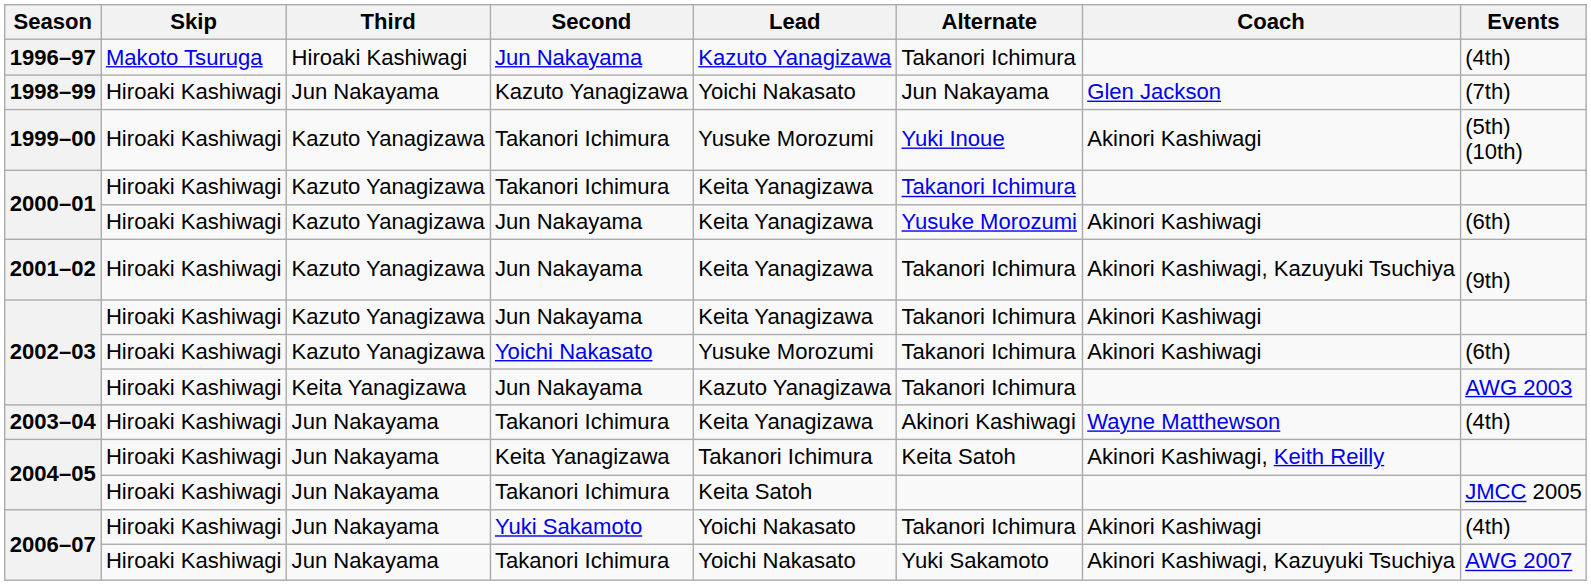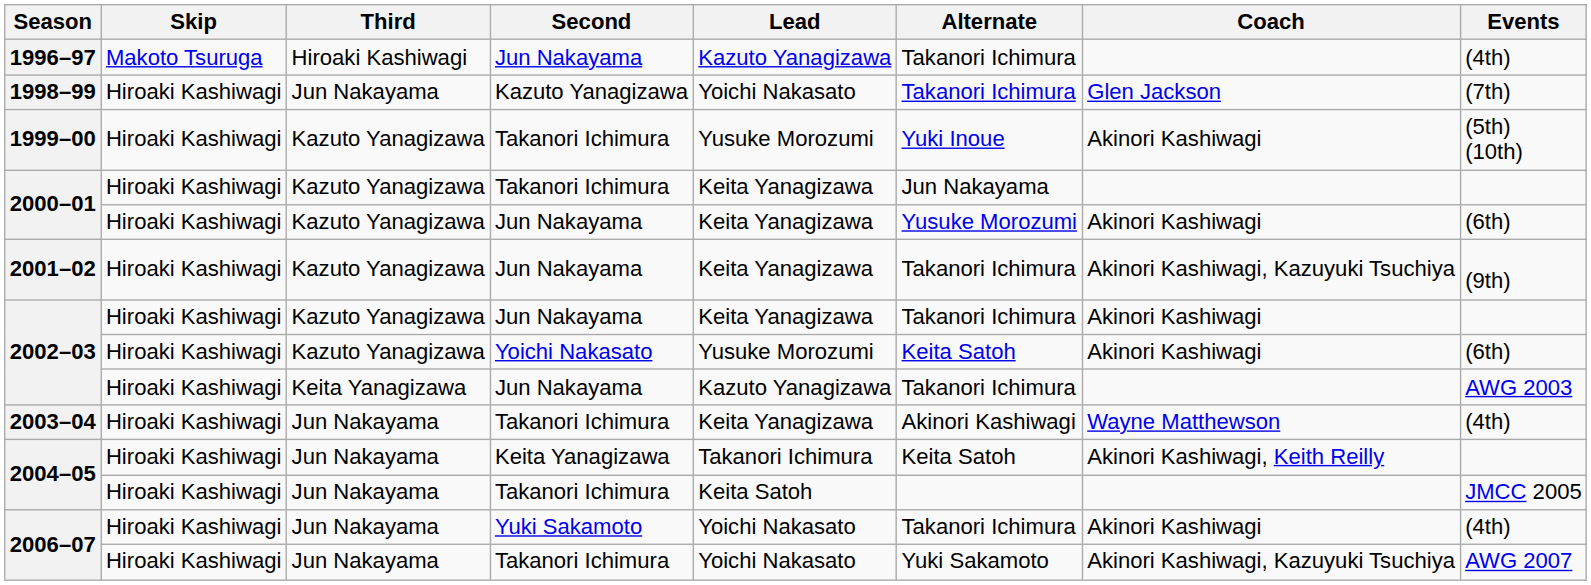(975, 92) Jun Nakayama -> (989, 92) Takanori Ichimura
(989, 186) Takanori Ichimura -> (975, 186) Jun Nakayama
(989, 351) Takanori Ichimura -> (959, 351) Keita Satoh
